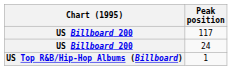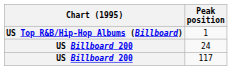rows swapped: (206, 33) <-> (206, 59)
